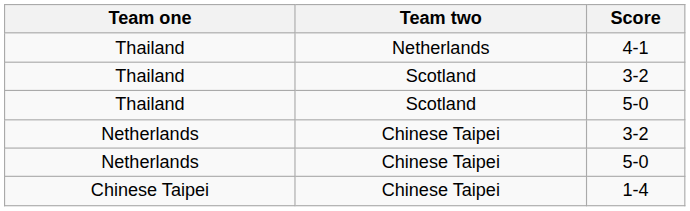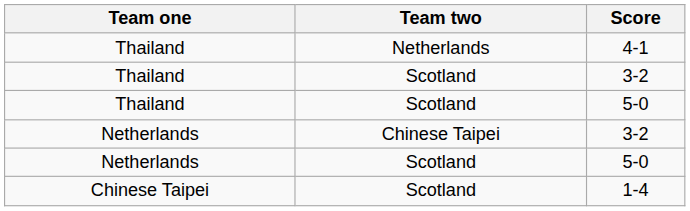(441, 162) Chinese Taipei -> (441, 162) Scotland
(441, 190) Chinese Taipei -> (441, 190) Scotland
